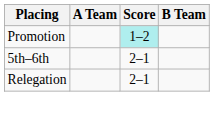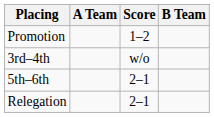(139, 36) paleturquoise background -> (139, 36) no background
+ row: (29, 58)
